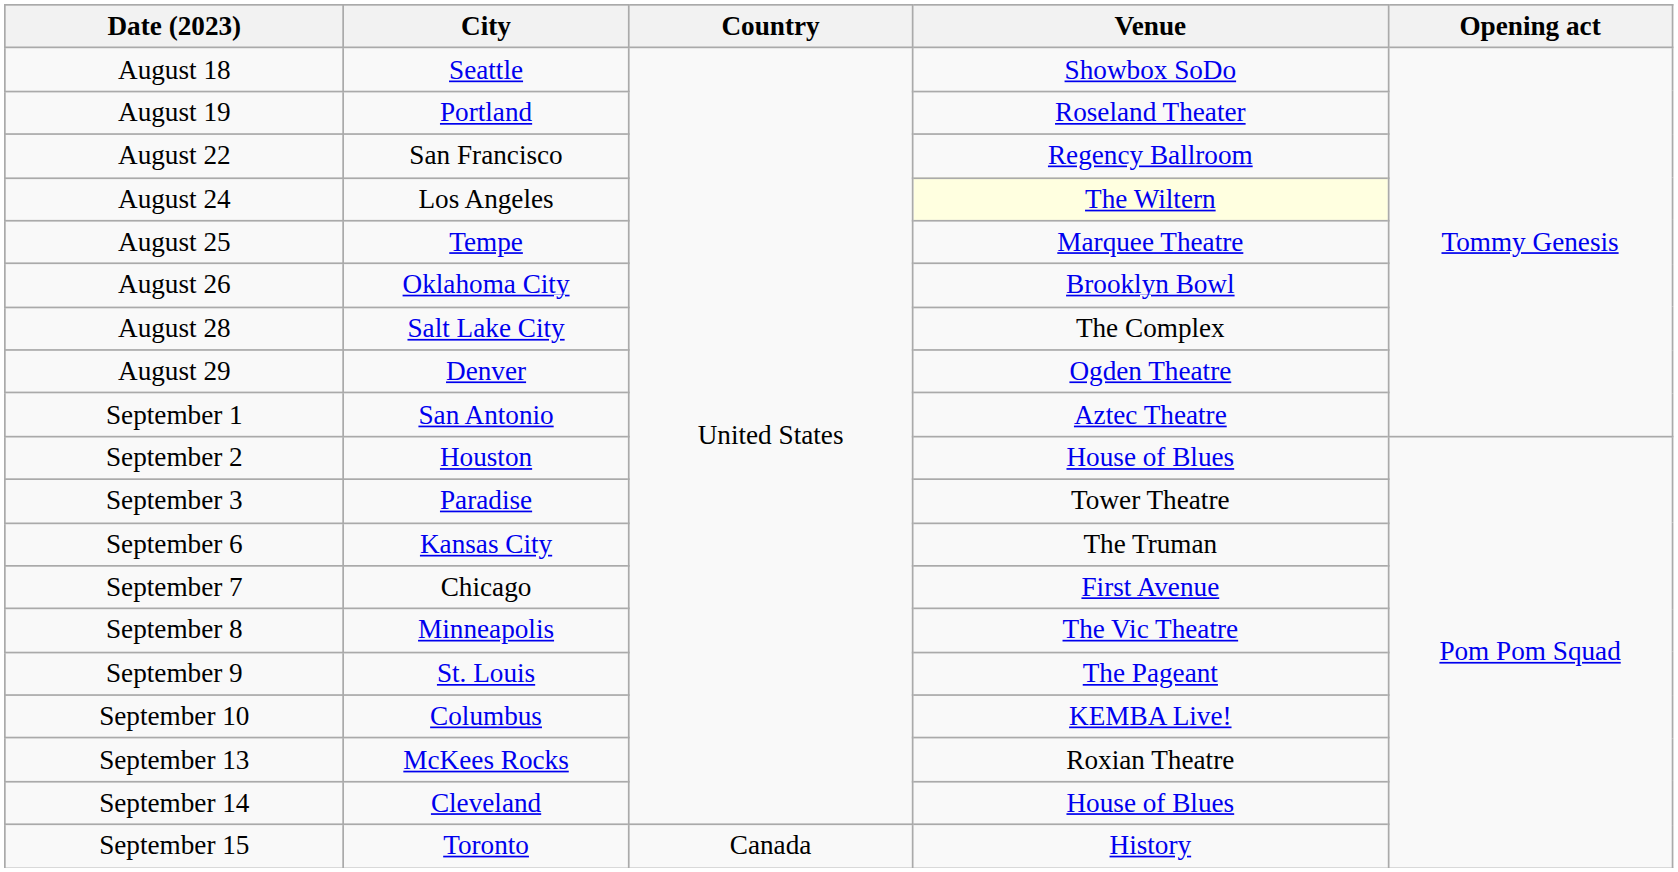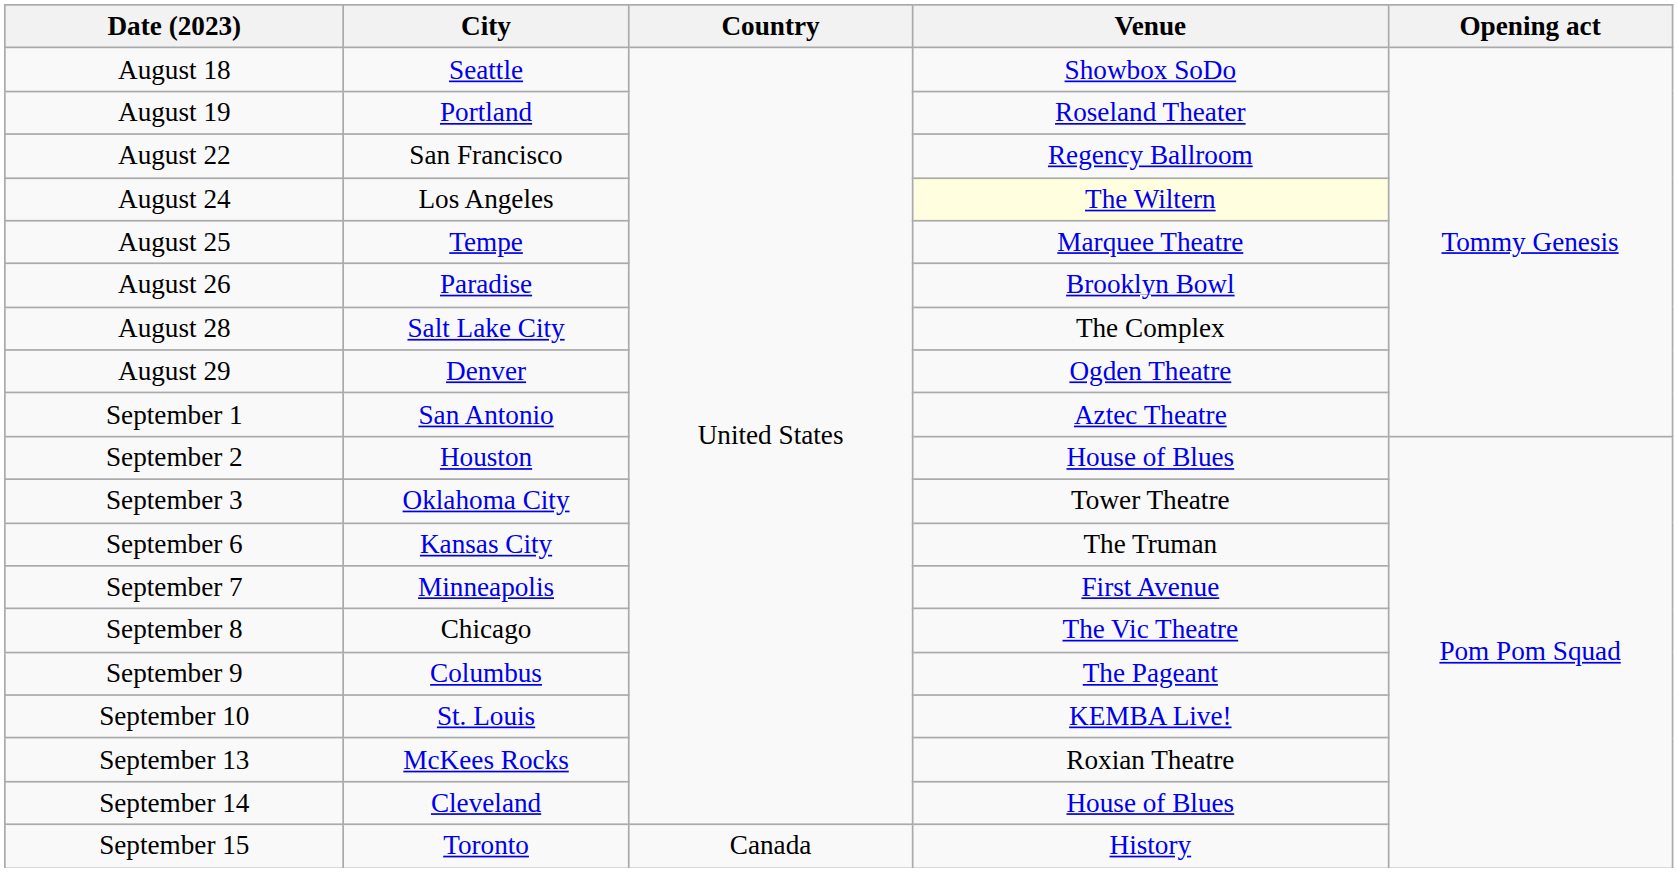(486, 284) Oklahoma City -> (486, 284) Paradise
(486, 500) Paradise -> (486, 500) Oklahoma City
(486, 586) Chicago -> (486, 586) Minneapolis
(486, 629) Minneapolis -> (486, 629) Chicago
(486, 673) St. Louis -> (486, 673) Columbus
(486, 716) Columbus -> (486, 716) St. Louis
